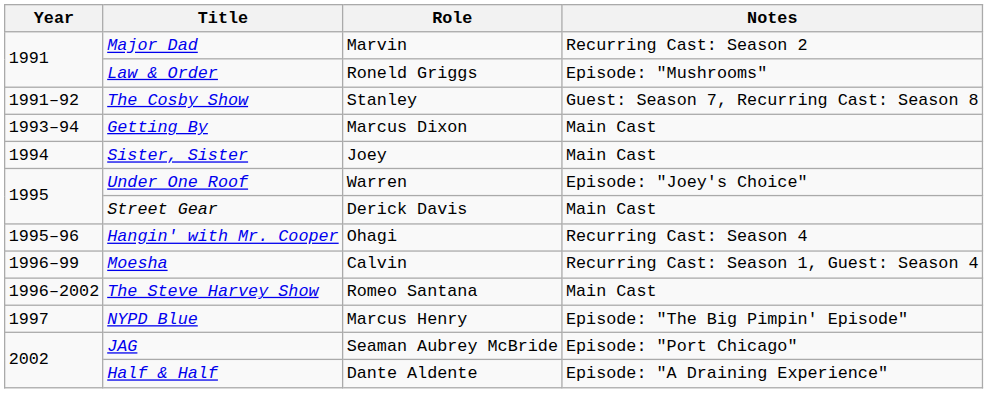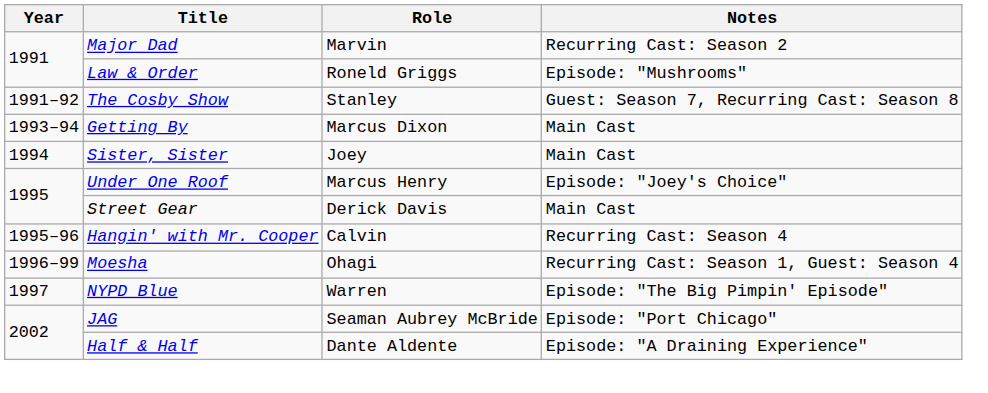(377, 182) Warren -> (387, 182) Marcus Henry
(372, 237) Ohagi -> (357, 237) Calvin
(377, 264) Calvin -> (352, 264) Ohagi
- row: (213, 292)
(407, 319) Marcus Henry -> (357, 292) Warren
